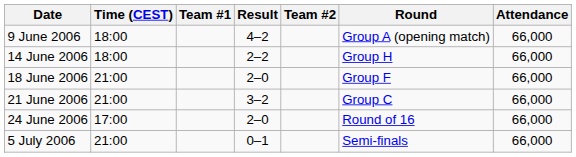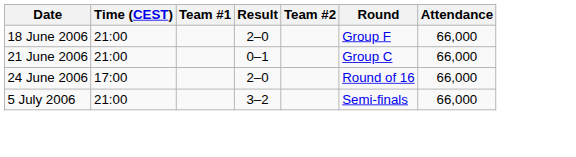- row: (44, 36)
- row: (48, 57)
(258, 99) 3–2 -> (258, 57) 0–1
(258, 141) 0–1 -> (258, 99) 3–2
